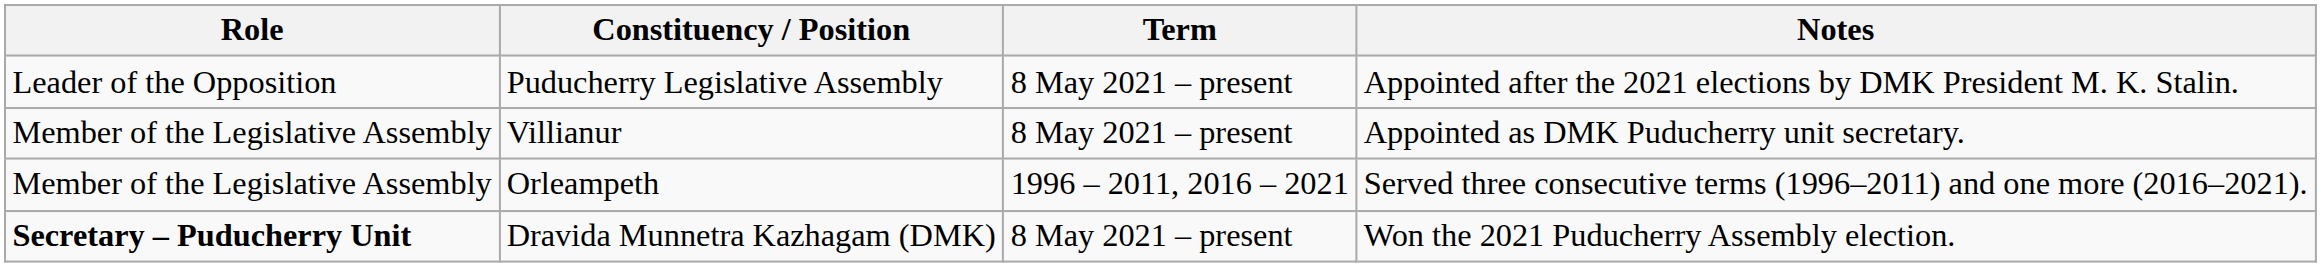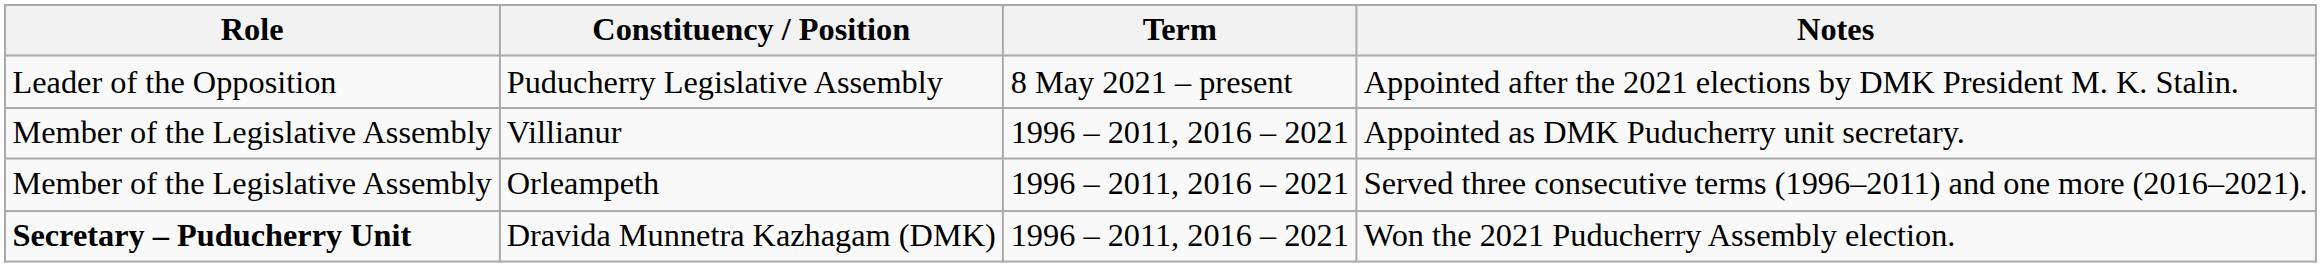(1152, 132) 8 May 2021 – present -> (1180, 132) 1996 – 2011, 2016 – 2021
(1152, 235) 8 May 2021 – present -> (1180, 235) 1996 – 2011, 2016 – 2021
